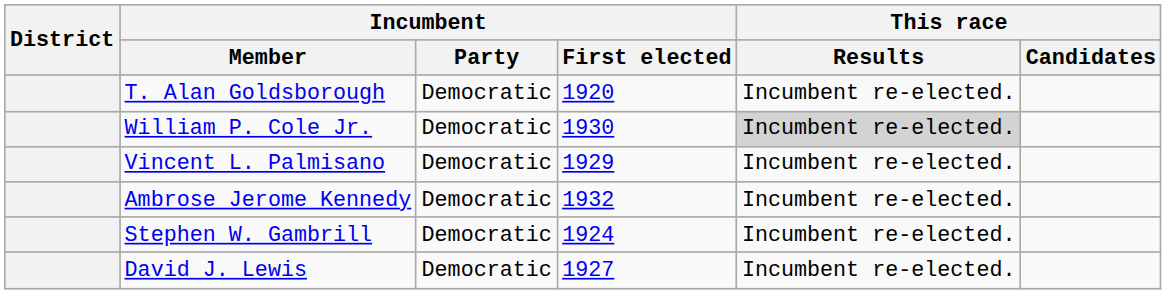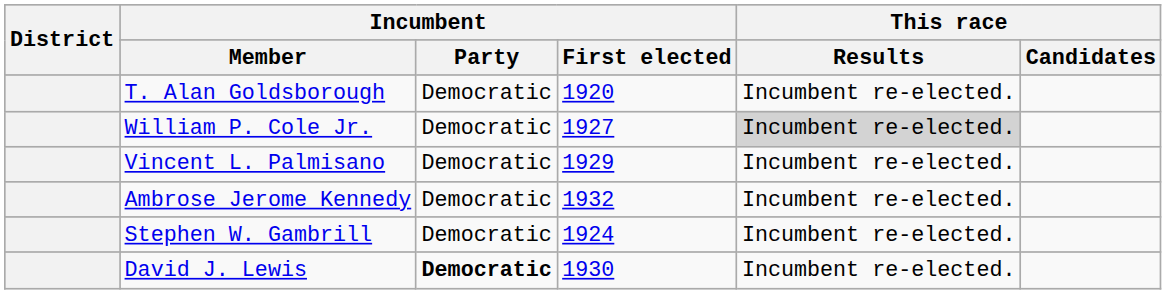(588, 129) 1930 -> (588, 129) 1927
(487, 270) normal -> (487, 270) bold
(588, 270) 1927 -> (588, 270) 1930
